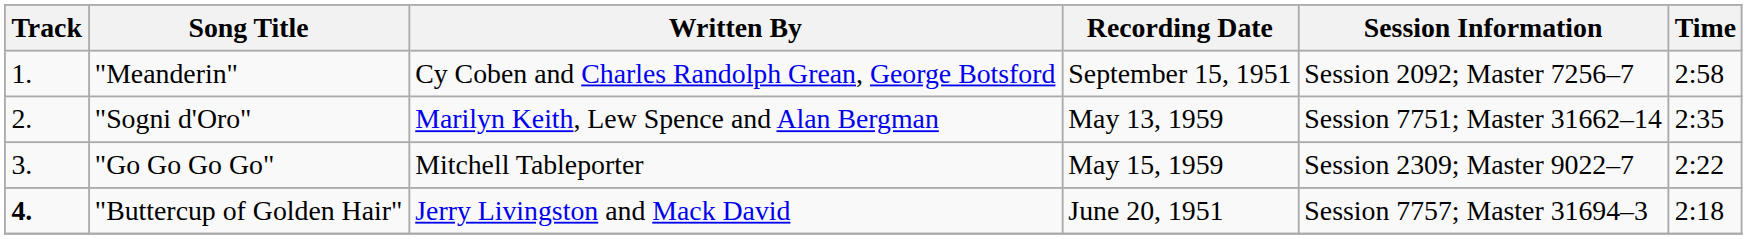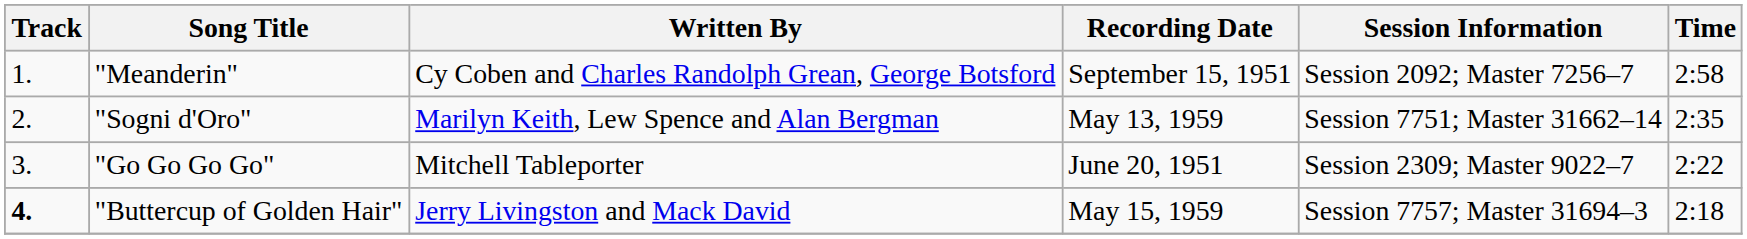(1146, 165) May 15, 1959 -> (1146, 165) June 20, 1951
(1146, 211) June 20, 1951 -> (1146, 211) May 15, 1959
